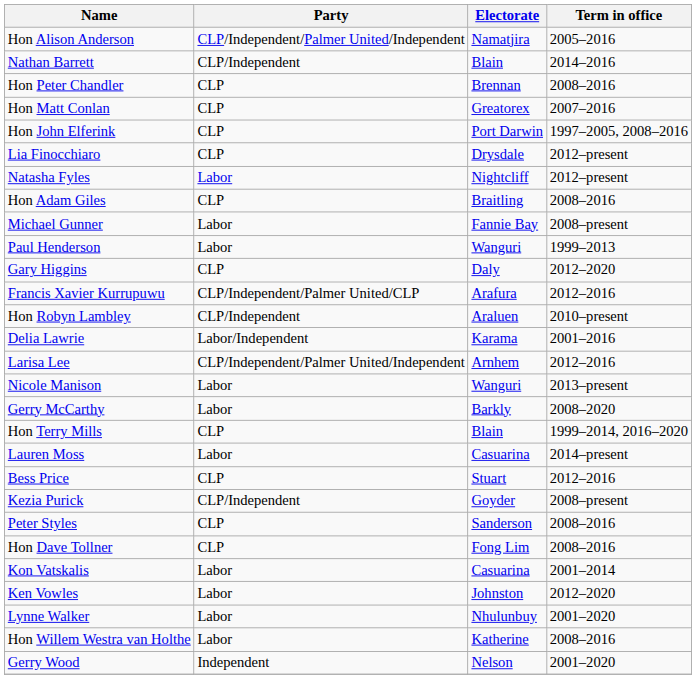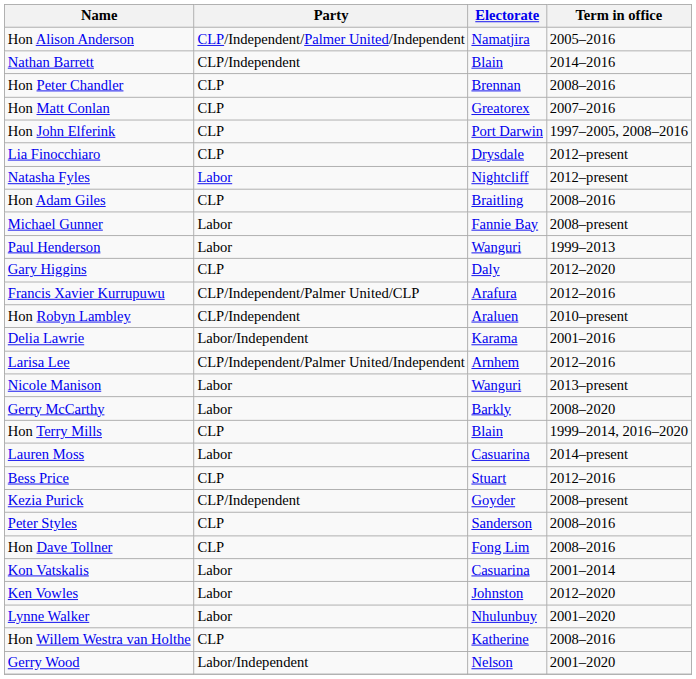(215, 639) Labor -> (211, 639) CLP
(233, 662) Independent -> (253, 662) Labor/Independent
